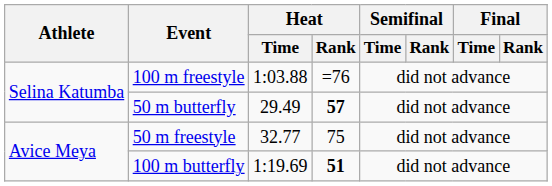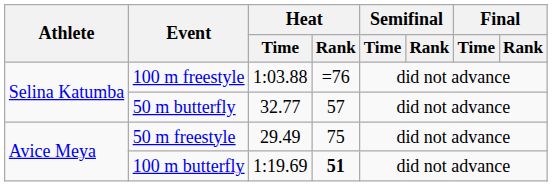(280, 107) 29.49 -> (280, 107) 32.77
(336, 107) bold -> (336, 107) normal
(280, 136) 32.77 -> (280, 136) 29.49
